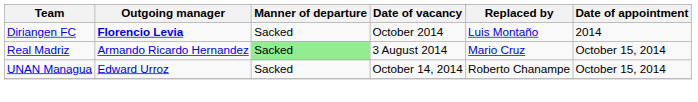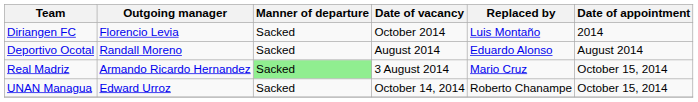(140, 32) bold -> (139, 32) normal
+ row: (51, 50)
